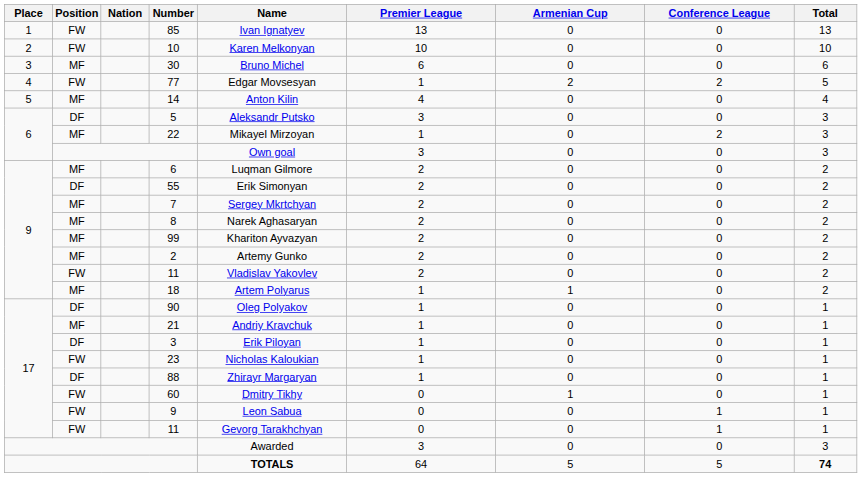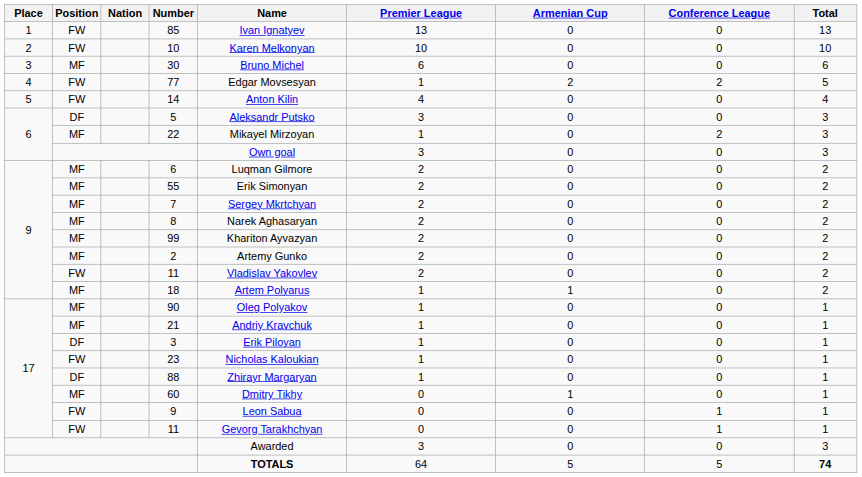(77, 100) MF -> (77, 100) FW
(77, 186) DF -> (77, 186) MF
(77, 308) DF -> (77, 308) MF
(77, 394) FW -> (77, 394) MF
